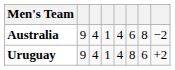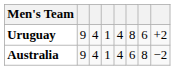rows swapped: (33, 34) <-> (32, 55)
